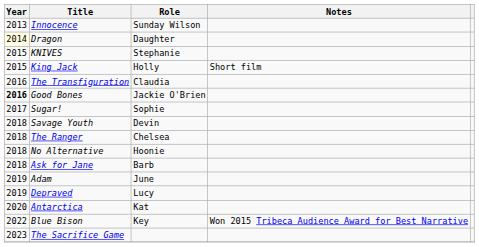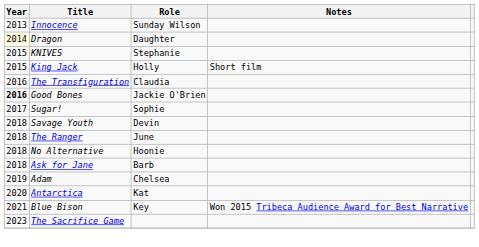(151, 137) Chelsea -> (144, 137) June
(144, 179) June -> (151, 179) Chelsea
- row: (52, 193)
(17, 221) 2022 -> (17, 207) 2021
